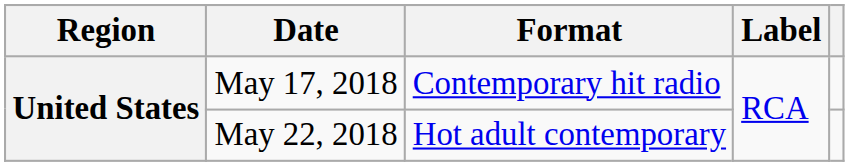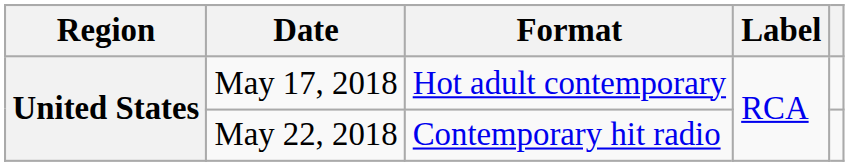(567, 82) Contemporary hit radio -> (569, 82) Hot adult contemporary
(569, 134) Hot adult contemporary -> (567, 134) Contemporary hit radio
